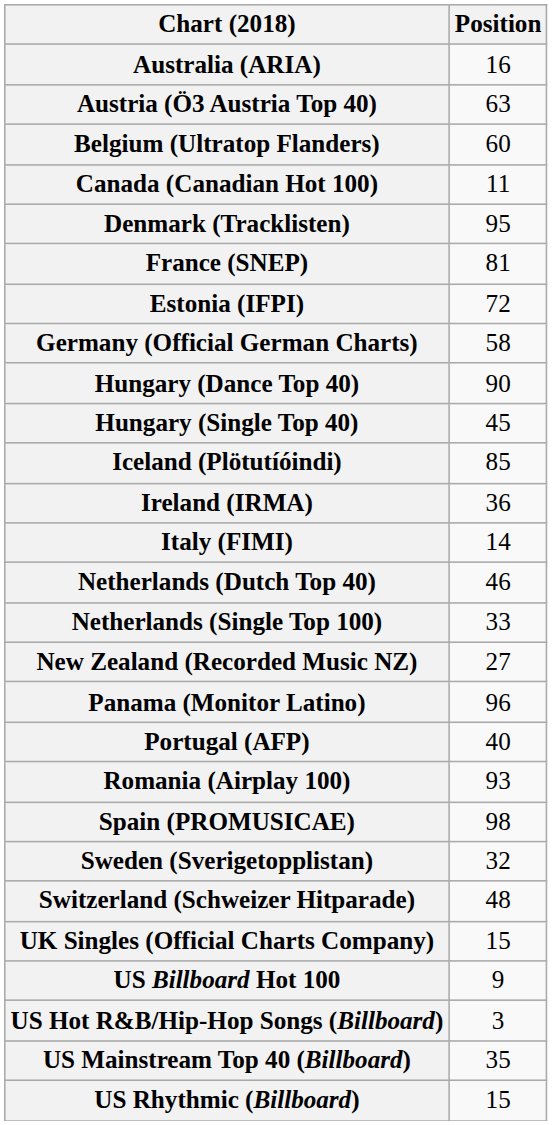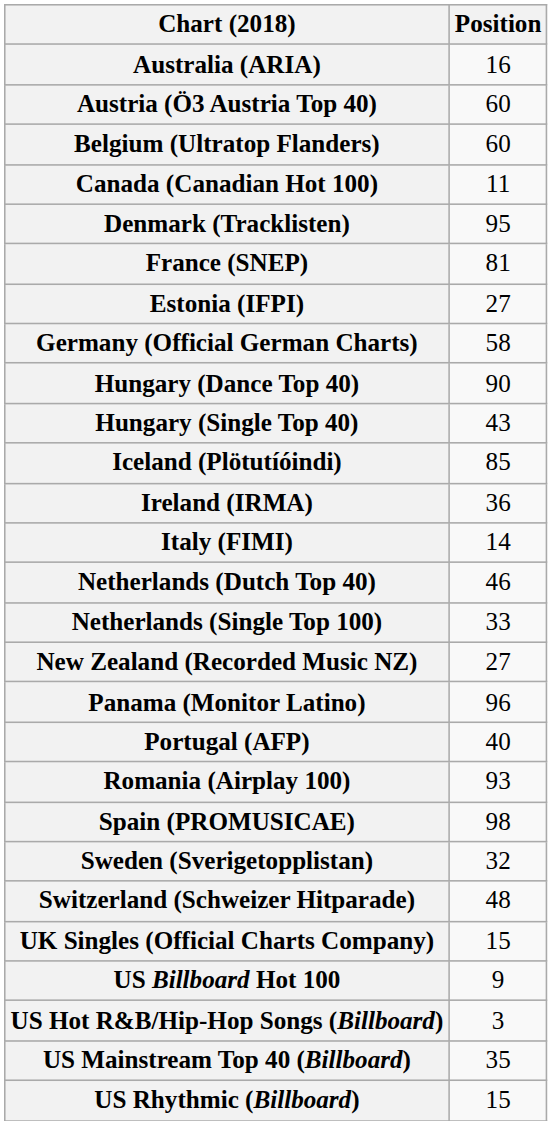(498, 104) 63 -> (498, 104) 60
(498, 303) 72 -> (498, 303) 27
(498, 422) 45 -> (498, 422) 43
